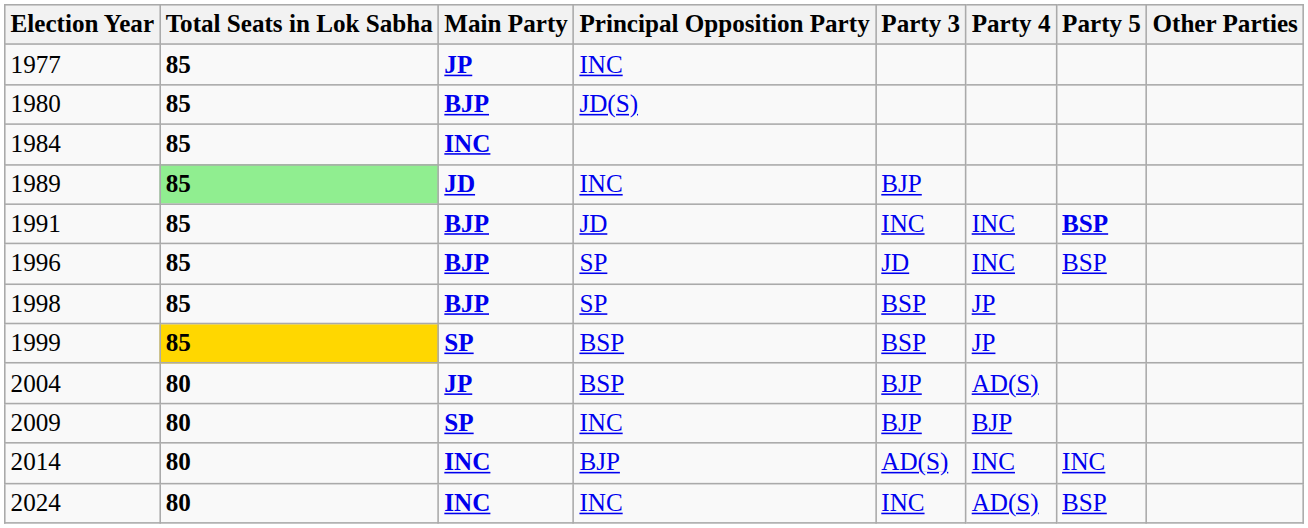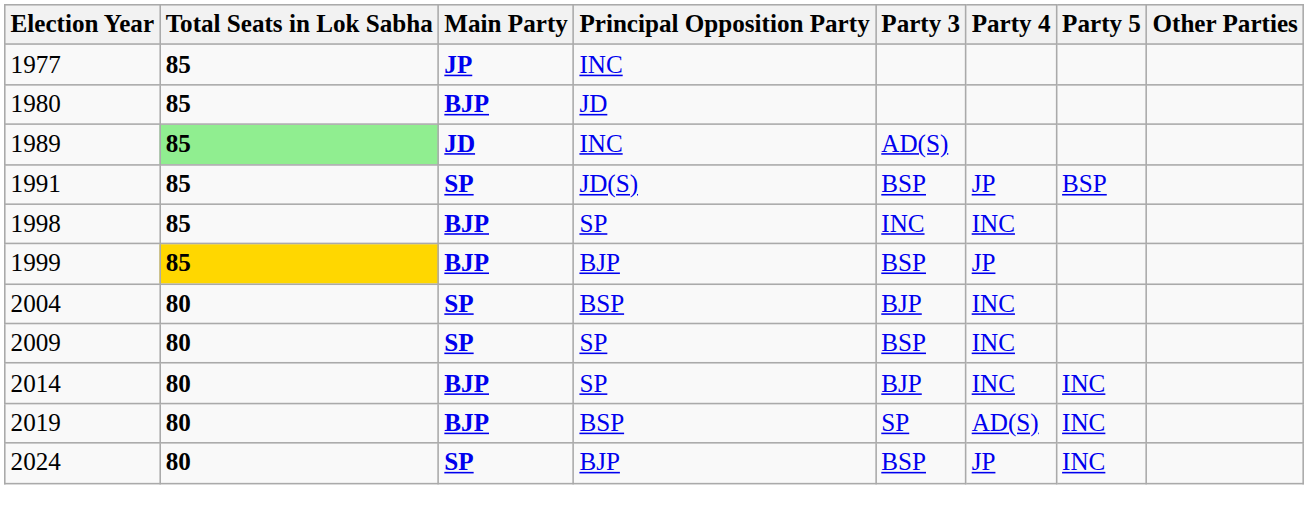(609, 104) JD(S) -> (593, 104) JD
- row: (36, 143)
(902, 183) BJP -> (915, 143) AD(S)
(467, 223) BJP -> (459, 183) SP
(593, 223) JD -> (609, 183) JD(S)
(903, 223) INC -> (904, 183) BSP
(993, 223) INC -> (984, 183) JP
(1085, 223) bold -> (1084, 183) normal
- row: (36, 263)
(904, 303) BSP -> (903, 223) INC
(984, 303) JP -> (993, 223) INC
(459, 343) SP -> (467, 263) BJP
(602, 343) BSP -> (600, 263) BJP
(458, 382) JP -> (459, 303) SP
(1005, 382) AD(S) -> (993, 303) INC
(601, 422) INC -> (593, 343) SP
(902, 422) BJP -> (904, 343) BSP
(992, 422) BJP -> (993, 343) INC
(467, 462) INC -> (467, 382) BJP
(600, 462) BJP -> (593, 382) SP
(915, 462) AD(S) -> (902, 382) BJP
+ row: (36, 422)
(467, 502) INC -> (459, 462) SP
(601, 502) INC -> (600, 462) BJP
(903, 502) INC -> (904, 462) BSP
(1005, 502) AD(S) -> (984, 462) JP
(1084, 502) BSP -> (1084, 462) INC
